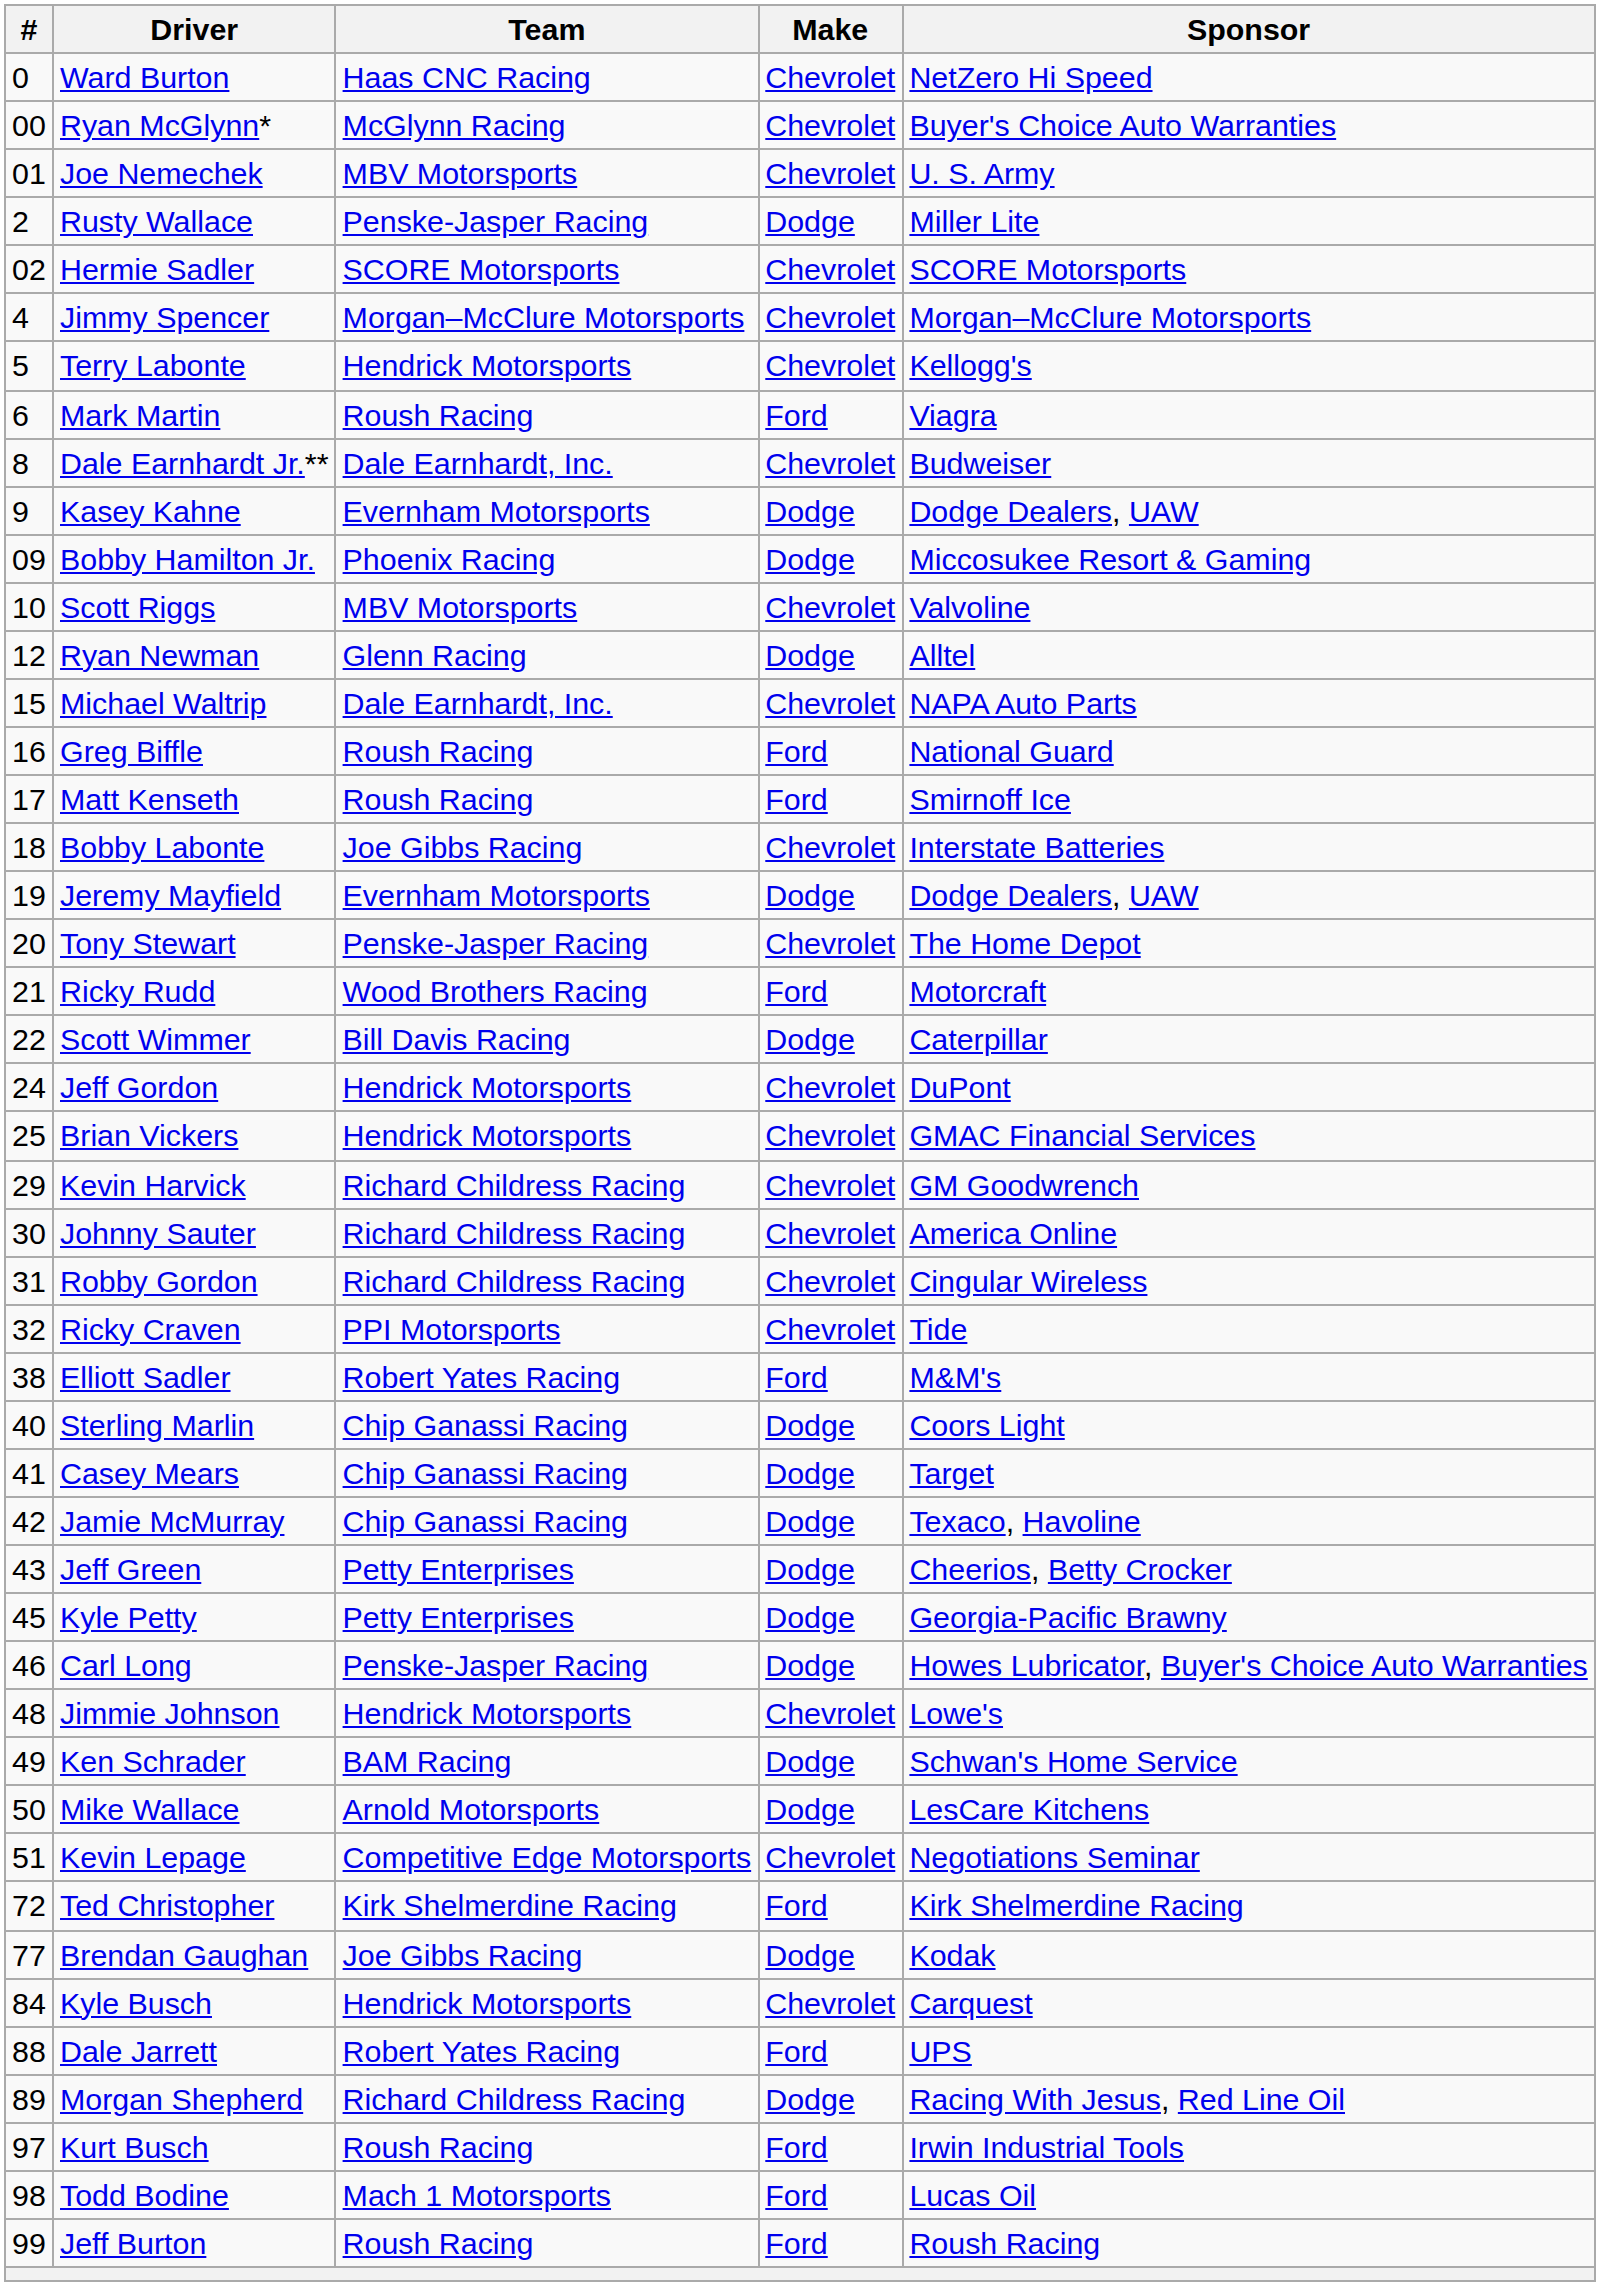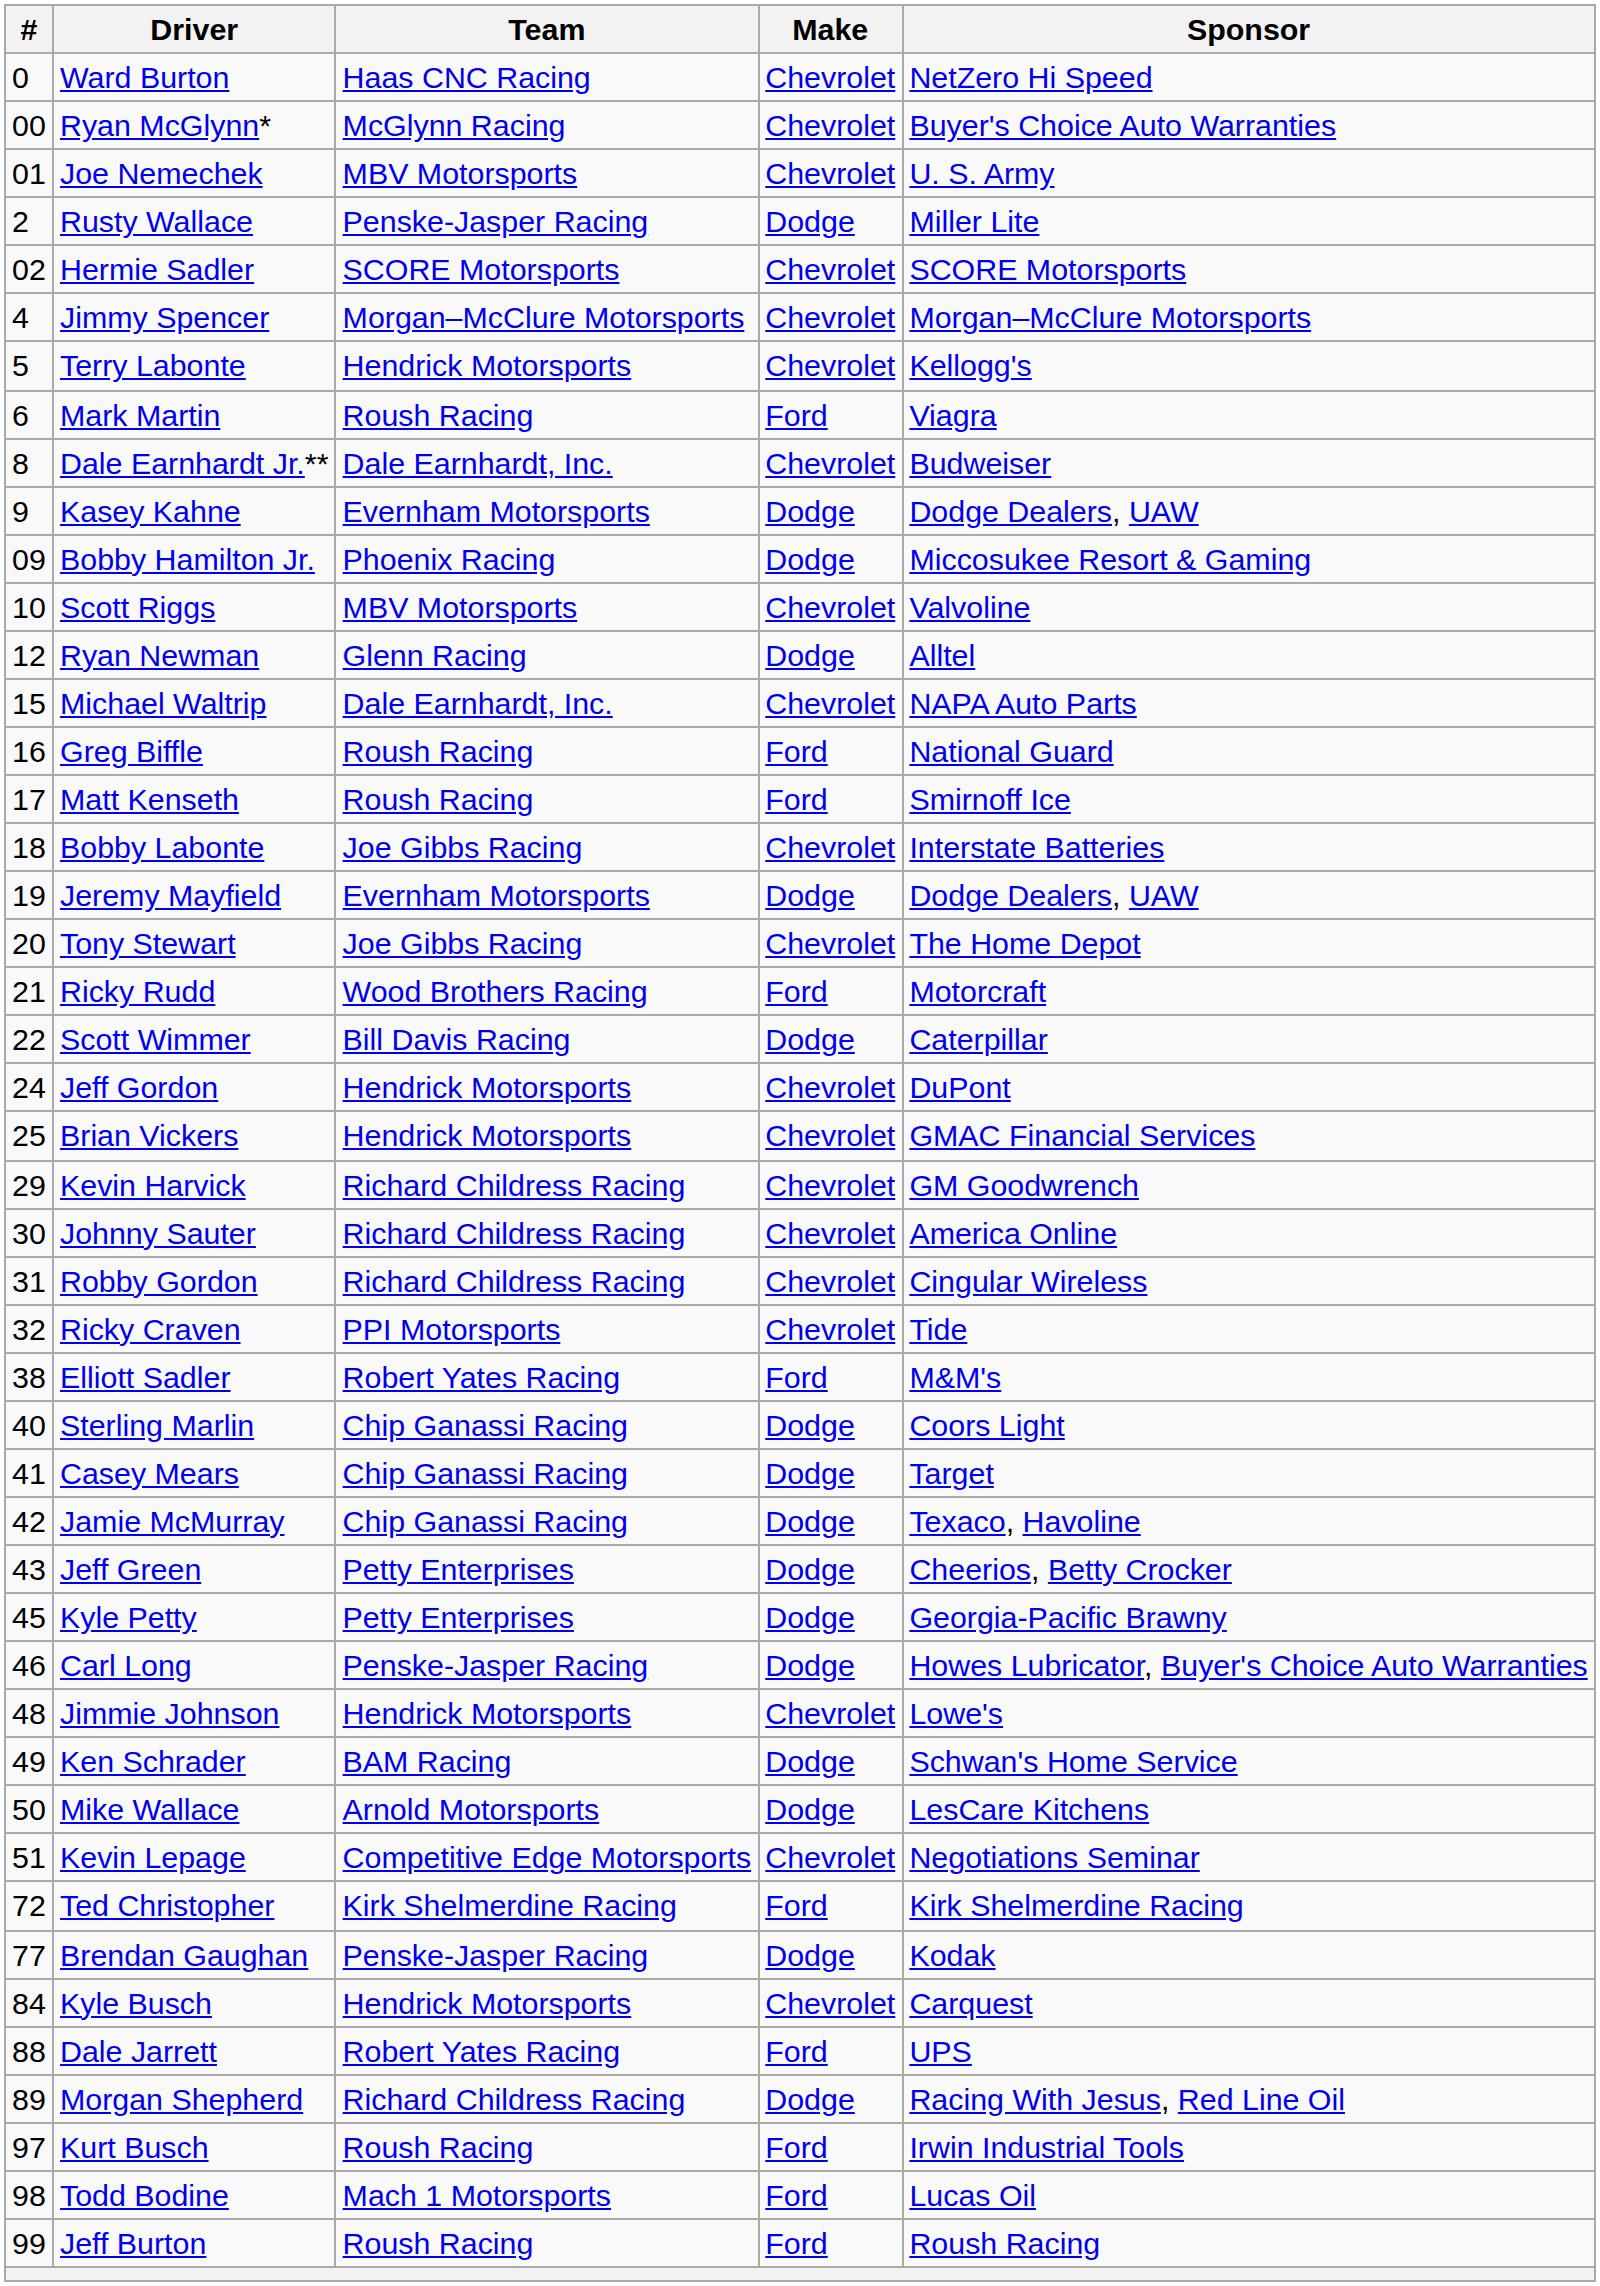(495, 944) Penske-Jasper Racing -> (462, 944) Joe Gibbs Racing
(462, 1954) Joe Gibbs Racing -> (495, 1954) Penske-Jasper Racing
